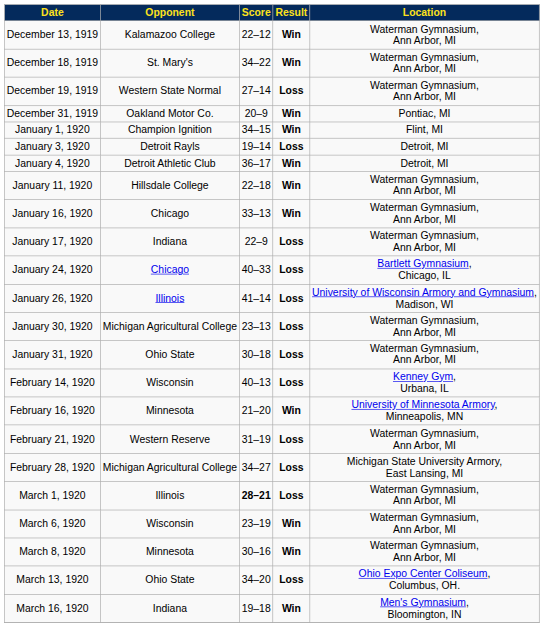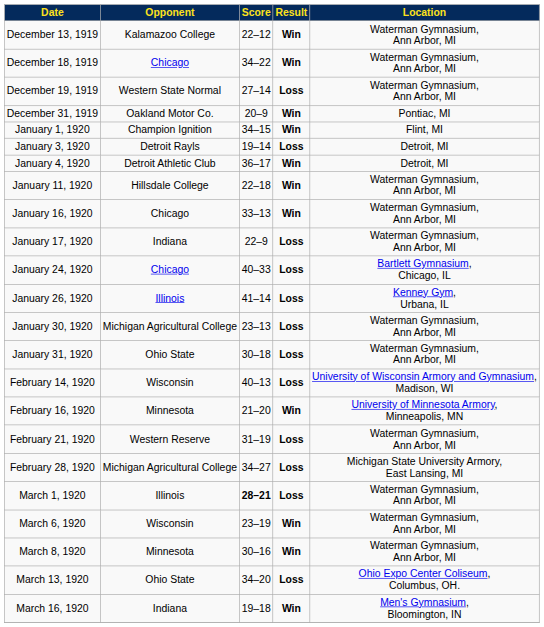(170, 63) St. Mary's -> (170, 63) Chicago
(424, 298) University of Wisconsin Armory and Gymnasium, Madison, WI -> (424, 298) Kenney Gym, Urbana, IL
(424, 383) Kenney Gym, Urbana, IL -> (424, 383) University of Wisconsin Armory and Gymnasium, Madison, WI
